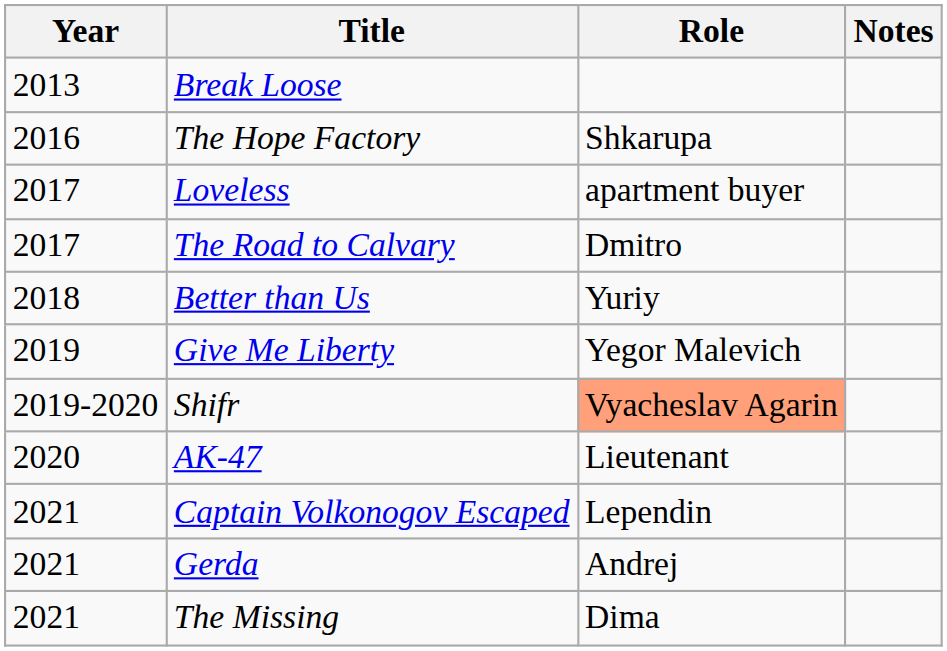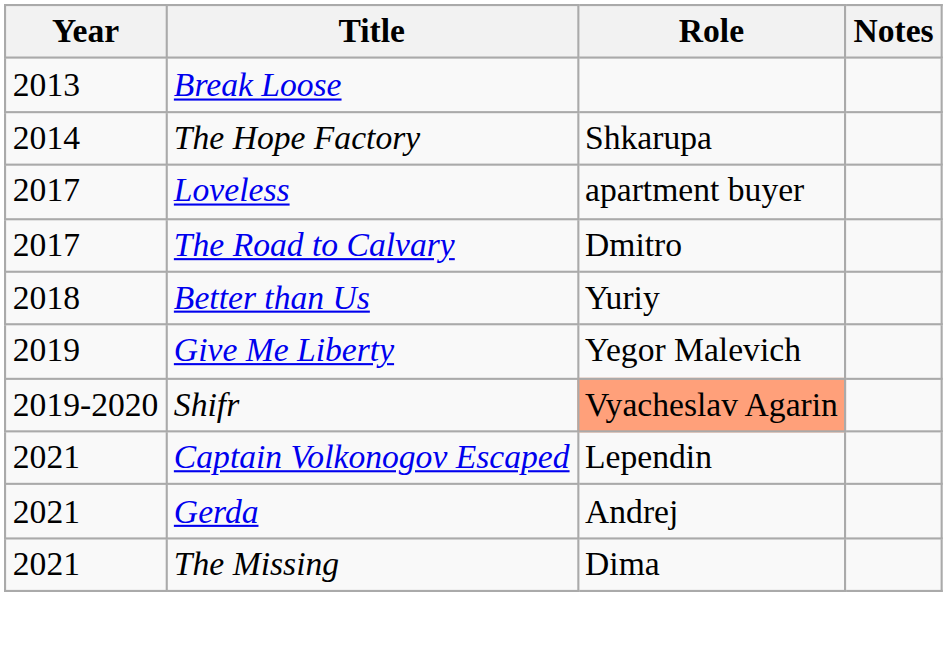(46, 137) 2016 -> (46, 137) 2014
- row: (218, 457)
